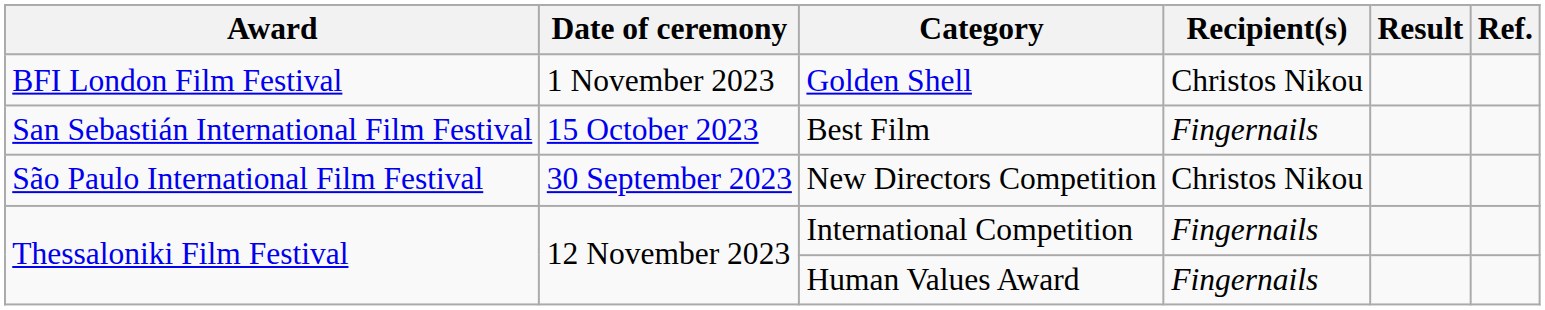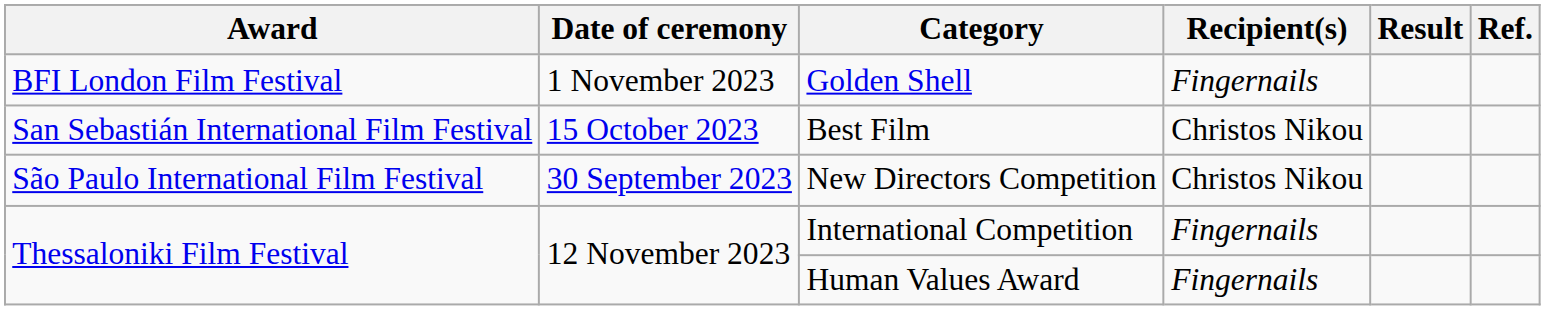(1267, 79) Christos Nikou -> (1245, 79) Fingernails
(1245, 129) Fingernails -> (1267, 129) Christos Nikou
